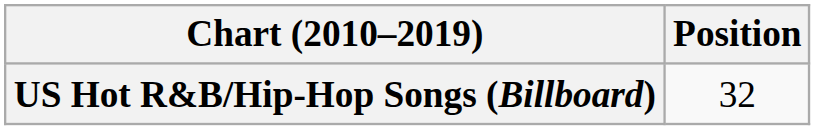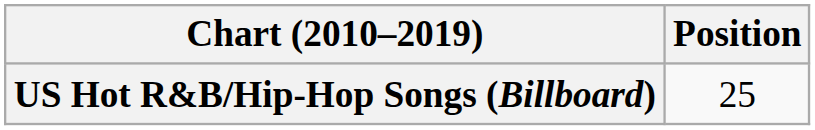(737, 93) 32 -> (737, 93) 25
